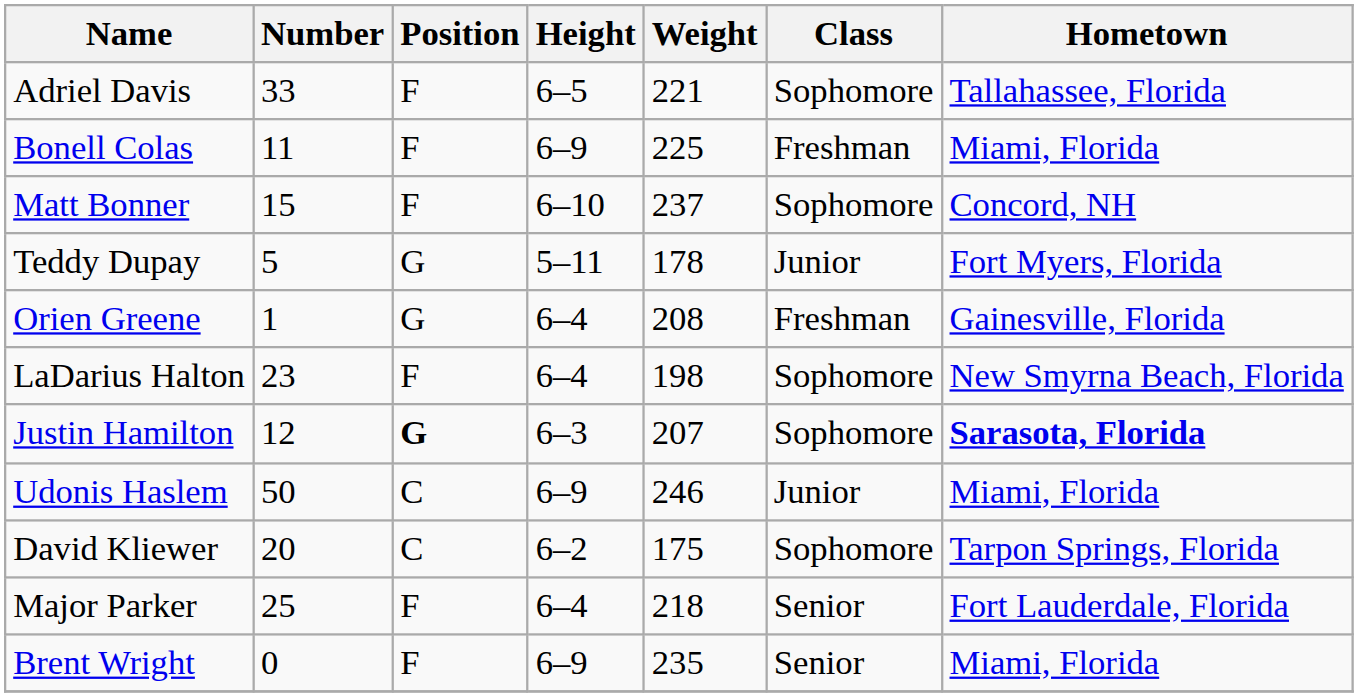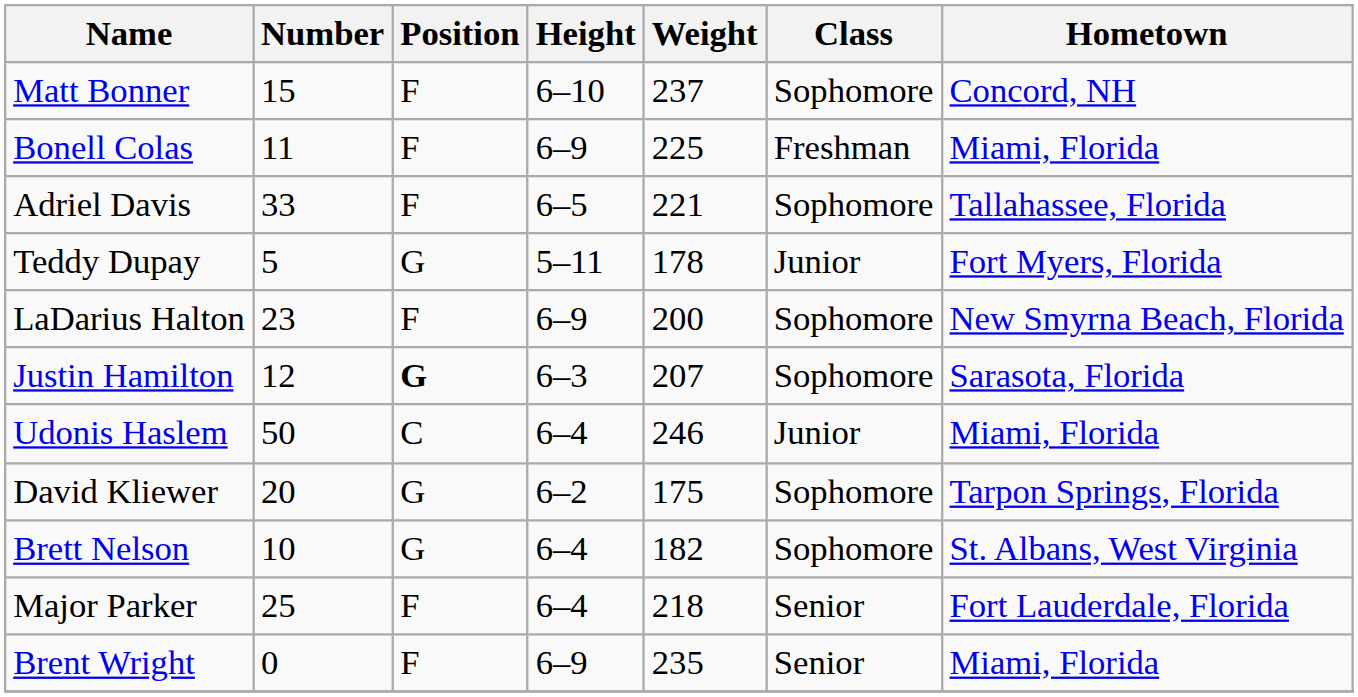rows swapped: (101, 204) <-> (102, 90)
- row: (107, 318)
(562, 376) 6–4 -> (562, 318) 6–9
(678, 376) 198 -> (678, 318) 200
(1077, 433) bold -> (1067, 376) normal
(562, 490) 6–9 -> (562, 433) 6–4
(412, 547) C -> (413, 490) G
+ row: (101, 547)
